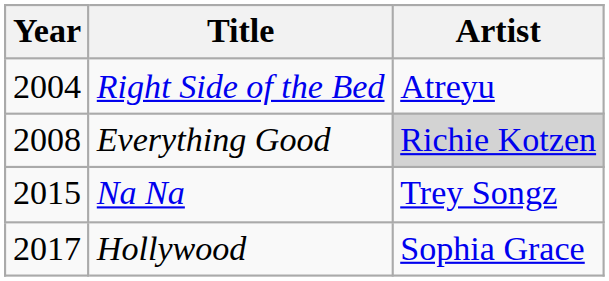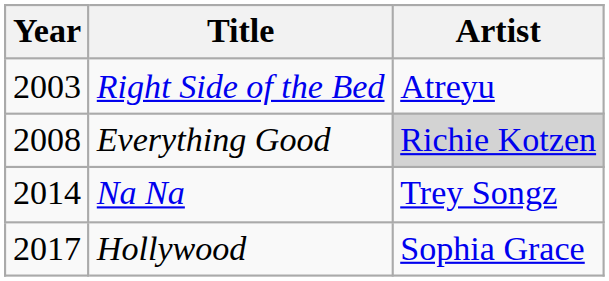(47, 85) 2004 -> (47, 85) 2003
(47, 193) 2015 -> (47, 193) 2014
